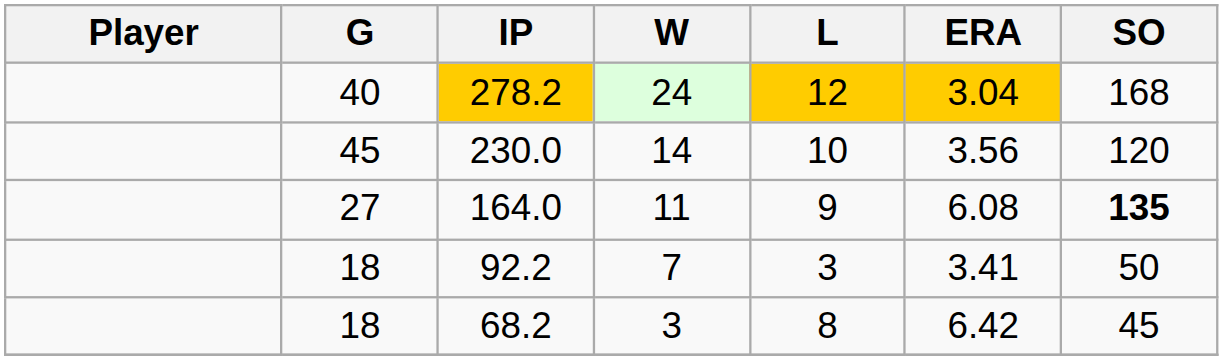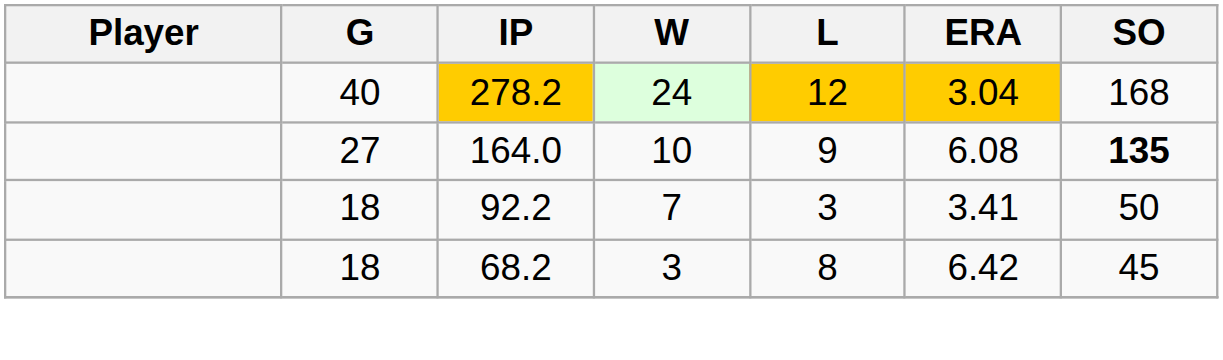- row: (516, 150)
(672, 208) 11 -> (672, 150) 10
